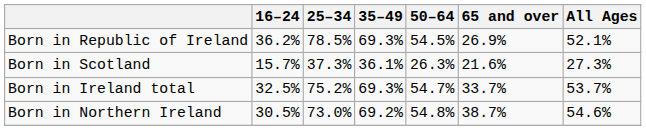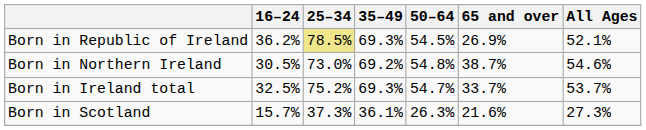(329, 41) no background -> (329, 41) khaki background
rows swapped: (115, 113) <-> (79, 65)
